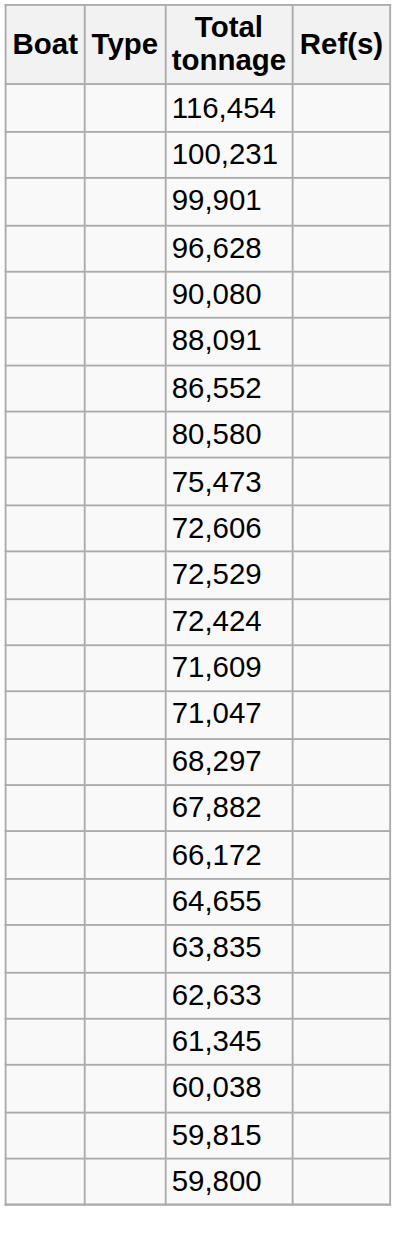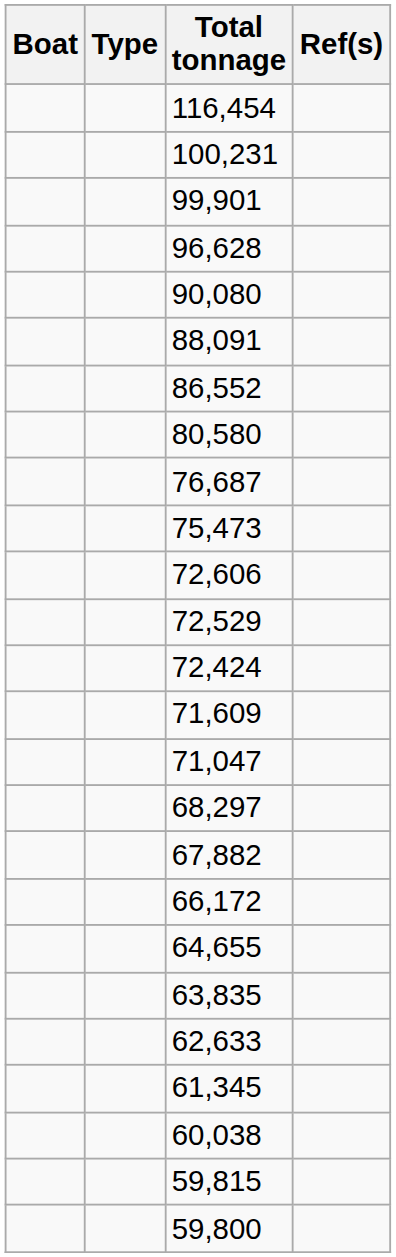+ row: (217, 481)
